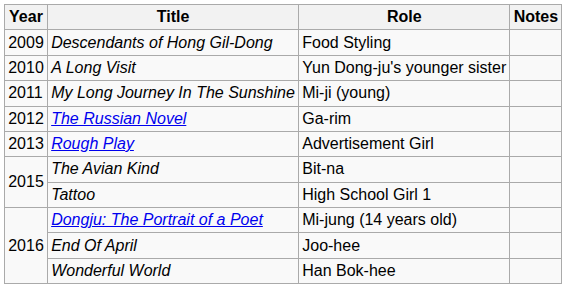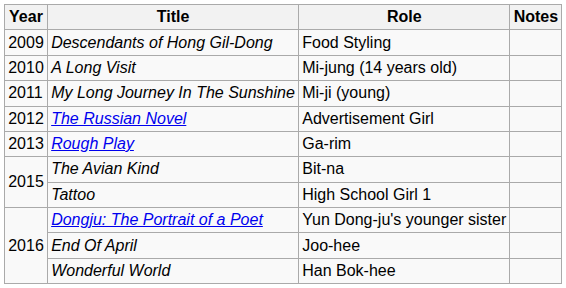(404, 67) Yun Dong-ju's younger sister -> (380, 67) Mi-jung (14 years old)
(327, 118) Ga-rim -> (368, 118) Advertisement Girl
(368, 144) Advertisement Girl -> (327, 144) Ga-rim
(380, 220) Mi-jung (14 years old) -> (404, 220) Yun Dong-ju's younger sister
